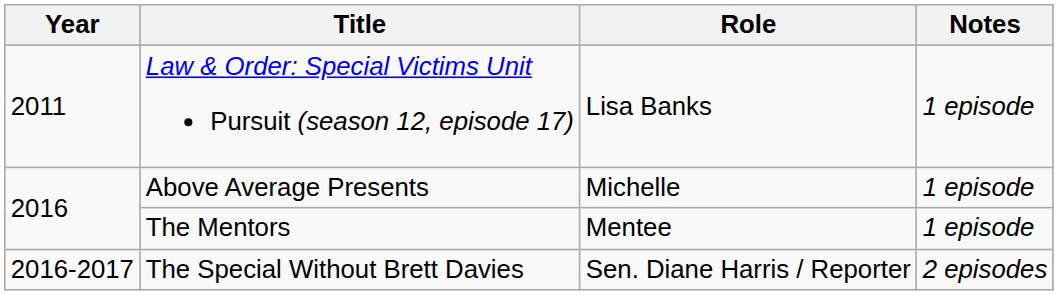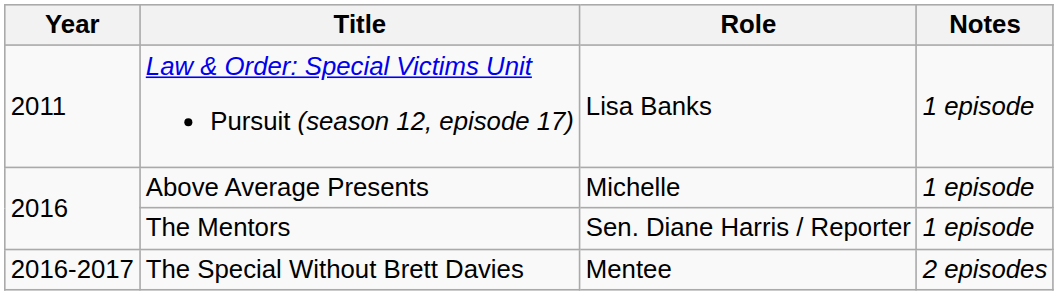(629, 227) Mentee -> (748, 227) Sen. Diane Harris / Reporter
(748, 268) Sen. Diane Harris / Reporter -> (629, 268) Mentee
